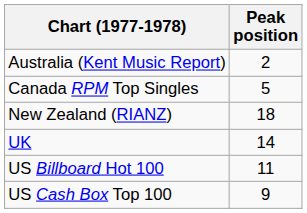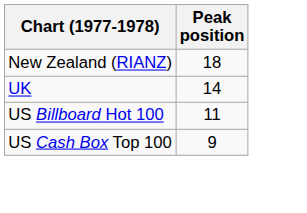- row: (117, 62)
- row: (103, 89)
